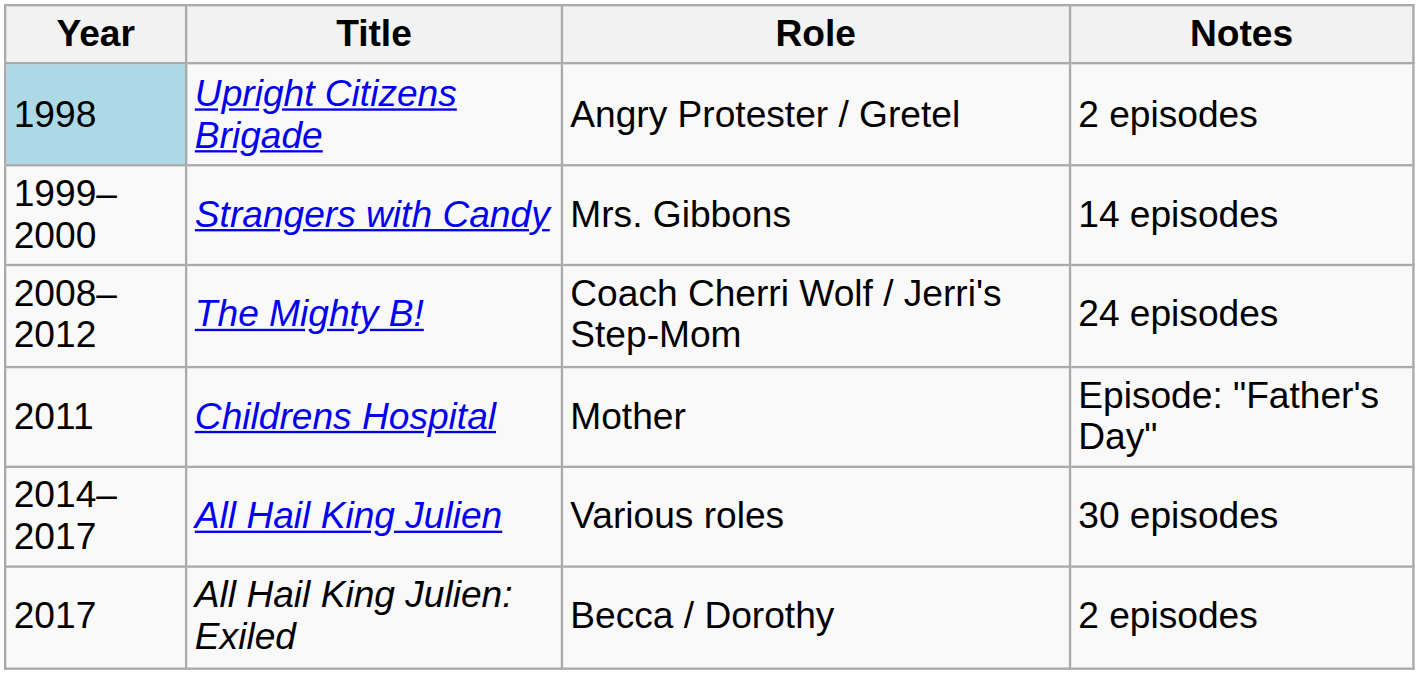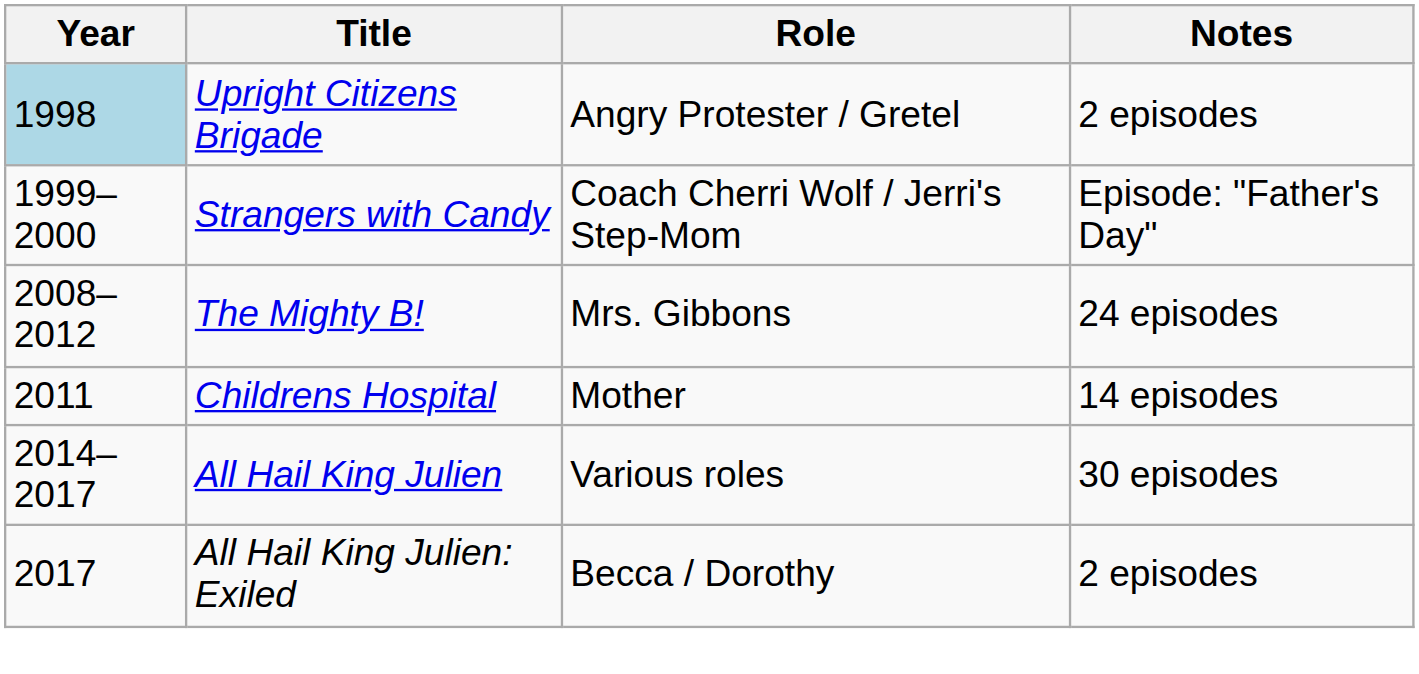(681, 214) Mrs. Gibbons -> (786, 214) Coach Cherri Wolf / Jerri's Step-Mom
(1178, 214) 14 episodes -> (1229, 214) Episode: "Father's Day"
(786, 314) Coach Cherri Wolf / Jerri's Step-Mom -> (681, 314) Mrs. Gibbons
(1229, 415) Episode: "Father's Day" -> (1178, 394) 14 episodes
